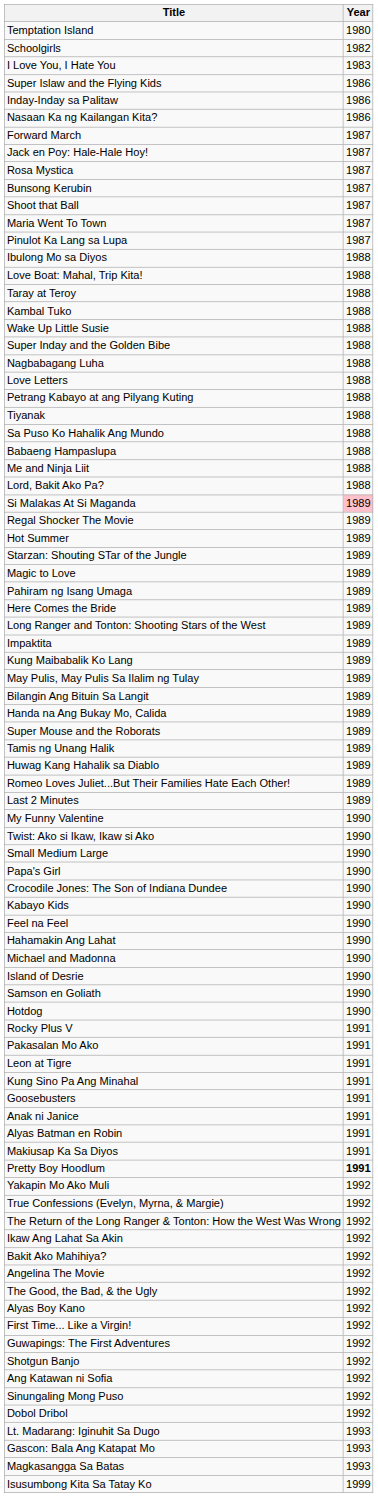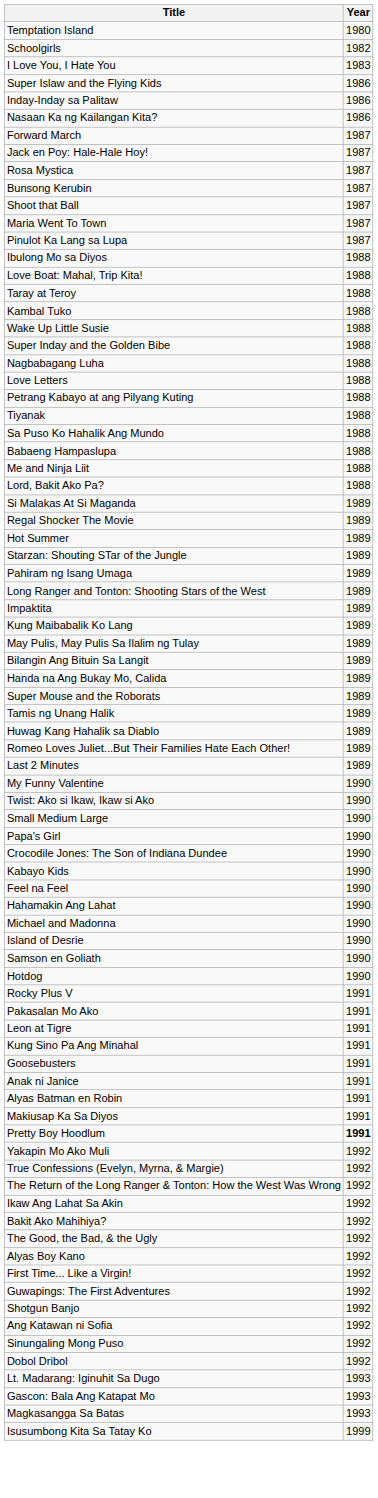(358, 503) pink background -> (358, 503) no background
- row: (41, 573)
- row: (62, 608)
- row: (56, 1273)
